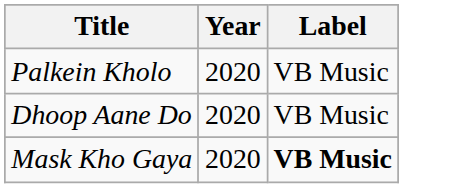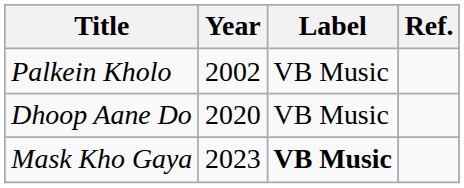+ column: (429, 26)
(233, 70) 2020 -> (233, 70) 2002
(233, 159) 2020 -> (233, 159) 2023
